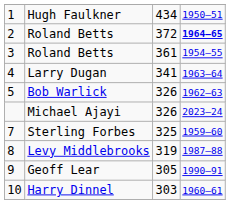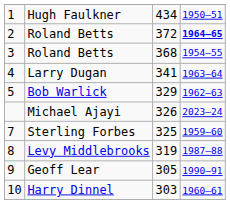(166, 53) 361 -> (166, 53) 368
(166, 92) 326 -> (166, 92) 329
